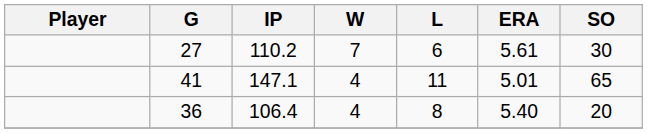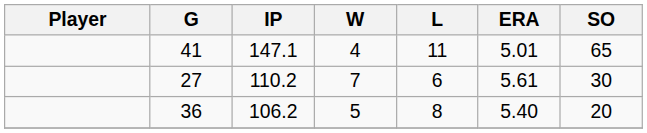rows swapped: (191, 81) <-> (191, 50)
(273, 111) 106.4 -> (273, 111) 106.2
(355, 111) 4 -> (355, 111) 5
